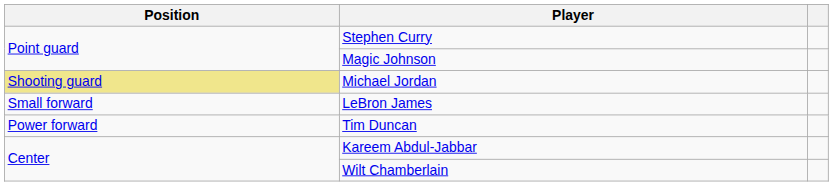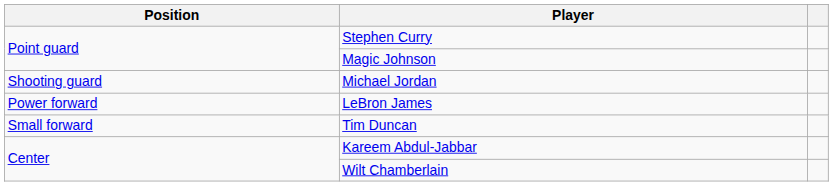(55, 81) khaki background -> (55, 81) no background
(50, 103) Small forward -> (53, 103) Power forward
(53, 125) Power forward -> (50, 125) Small forward
